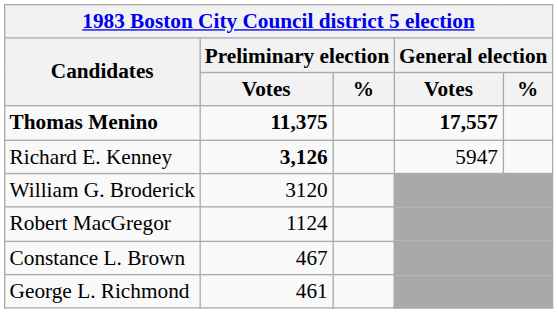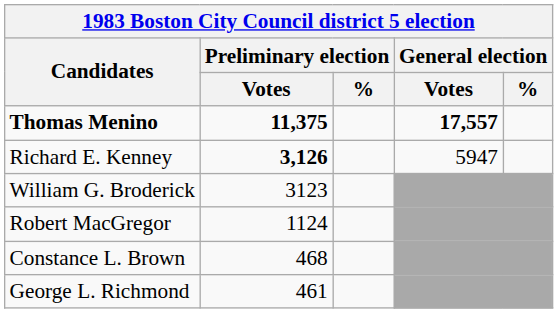(306, 190) 3120 -> (306, 190) 3123
(312, 257) 467 -> (312, 257) 468
